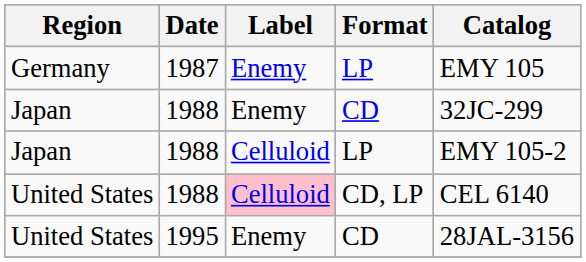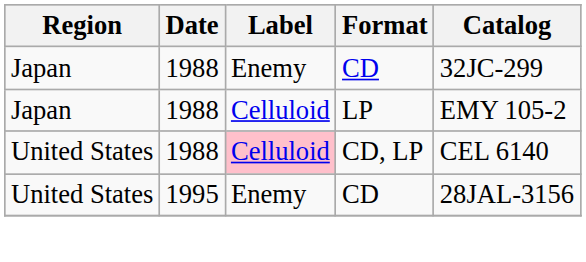- row: (60, 67)
